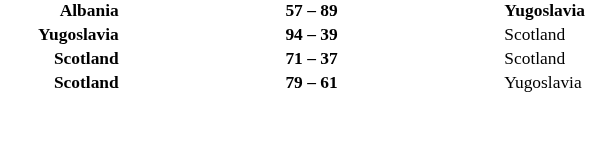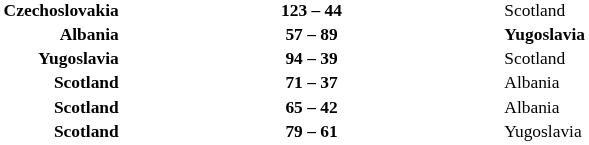+ row: (312, 10)
(535, 58) Scotland -> (532, 82) Albania
+ row: (312, 107)
